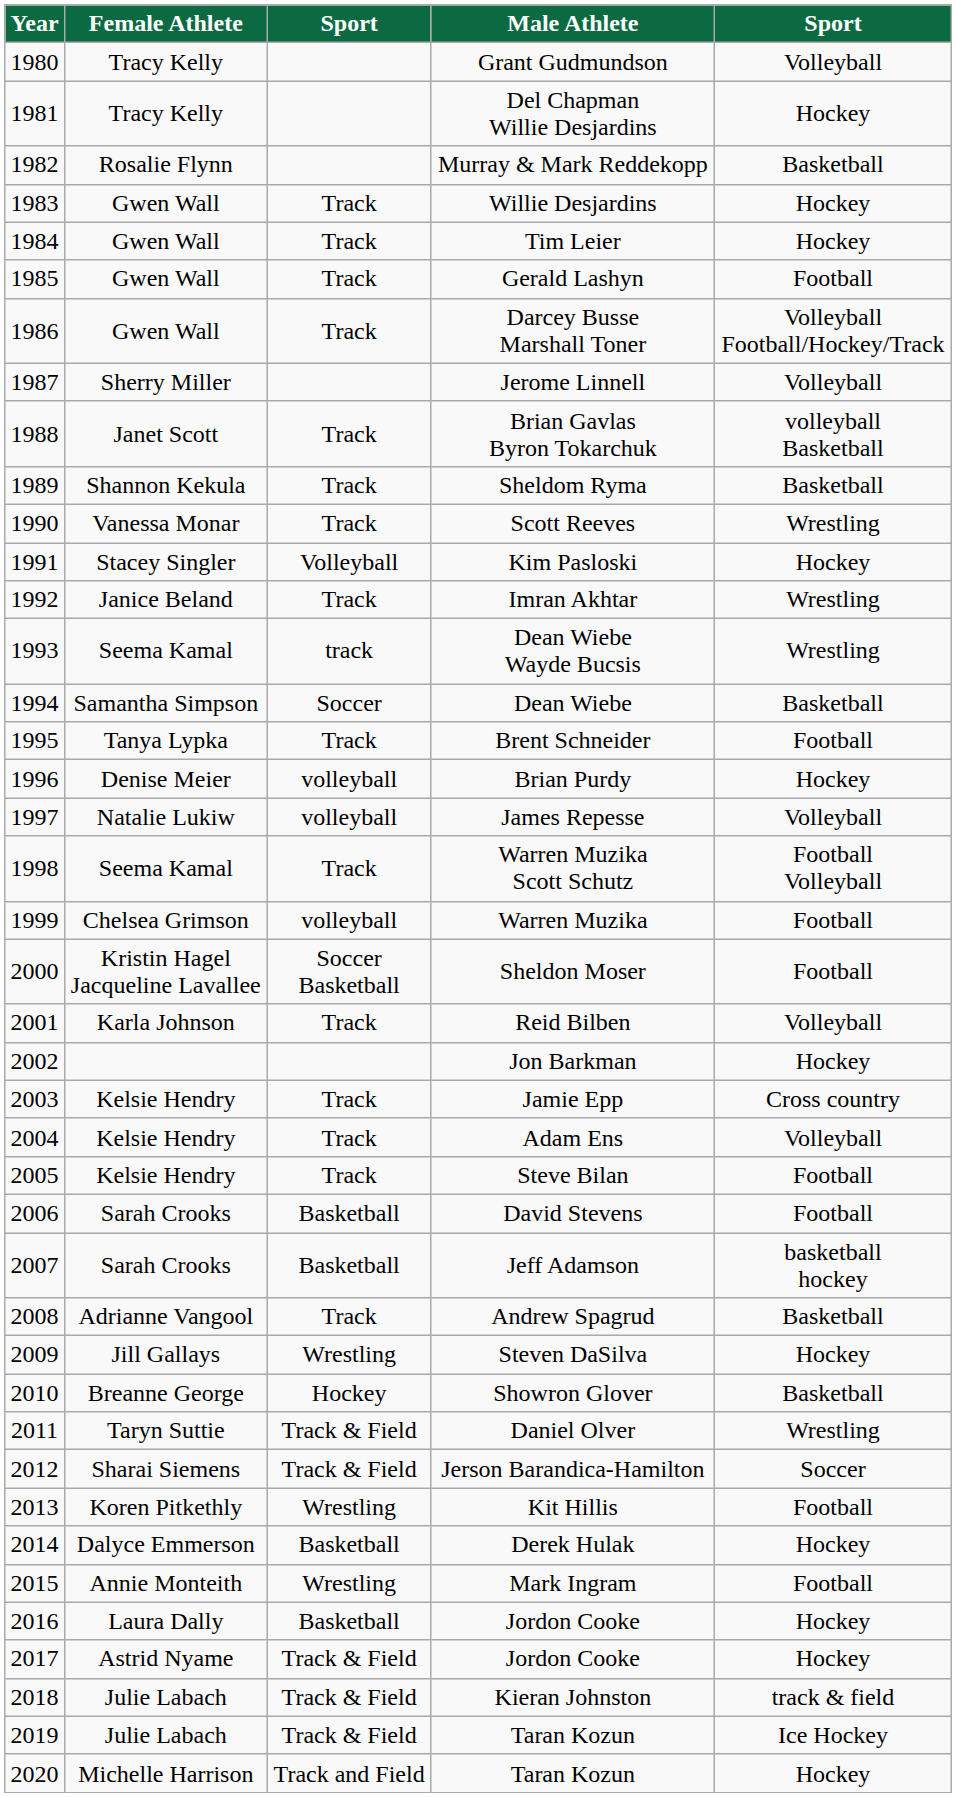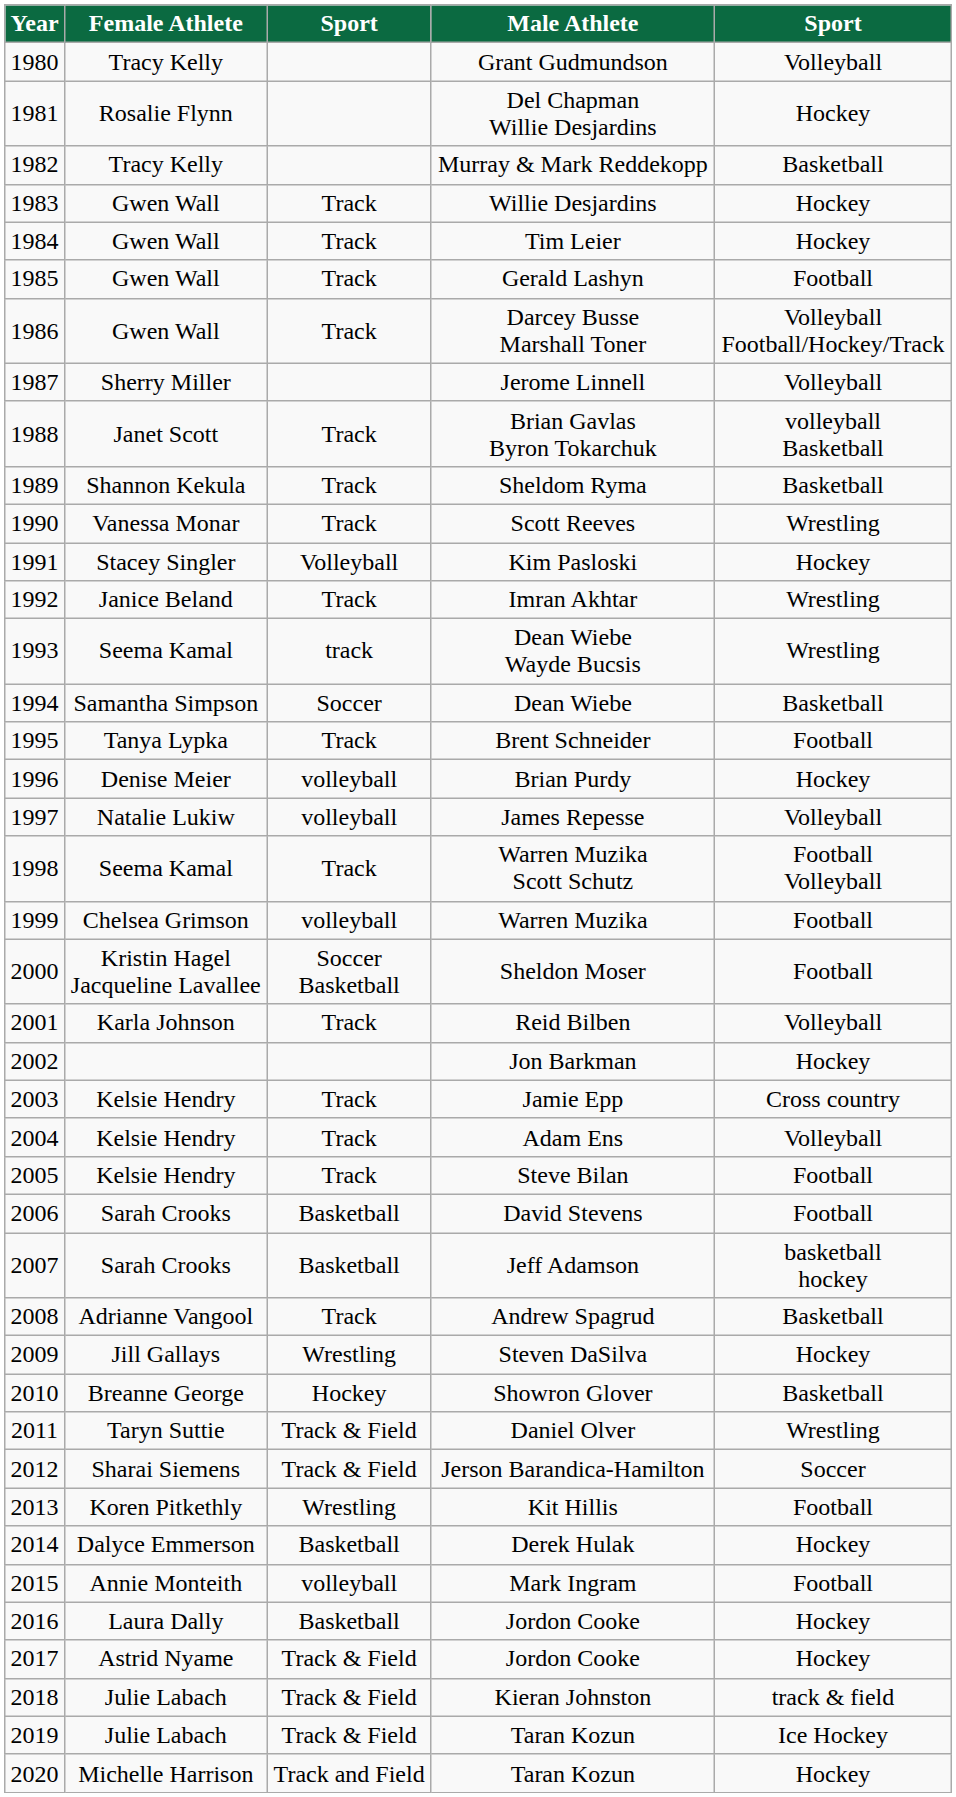(166, 113) Tracy Kelly -> (166, 113) Rosalie Flynn
(166, 164) Rosalie Flynn -> (166, 164) Tracy Kelly
(349, 1582) Wrestling -> (349, 1582) volleyball
